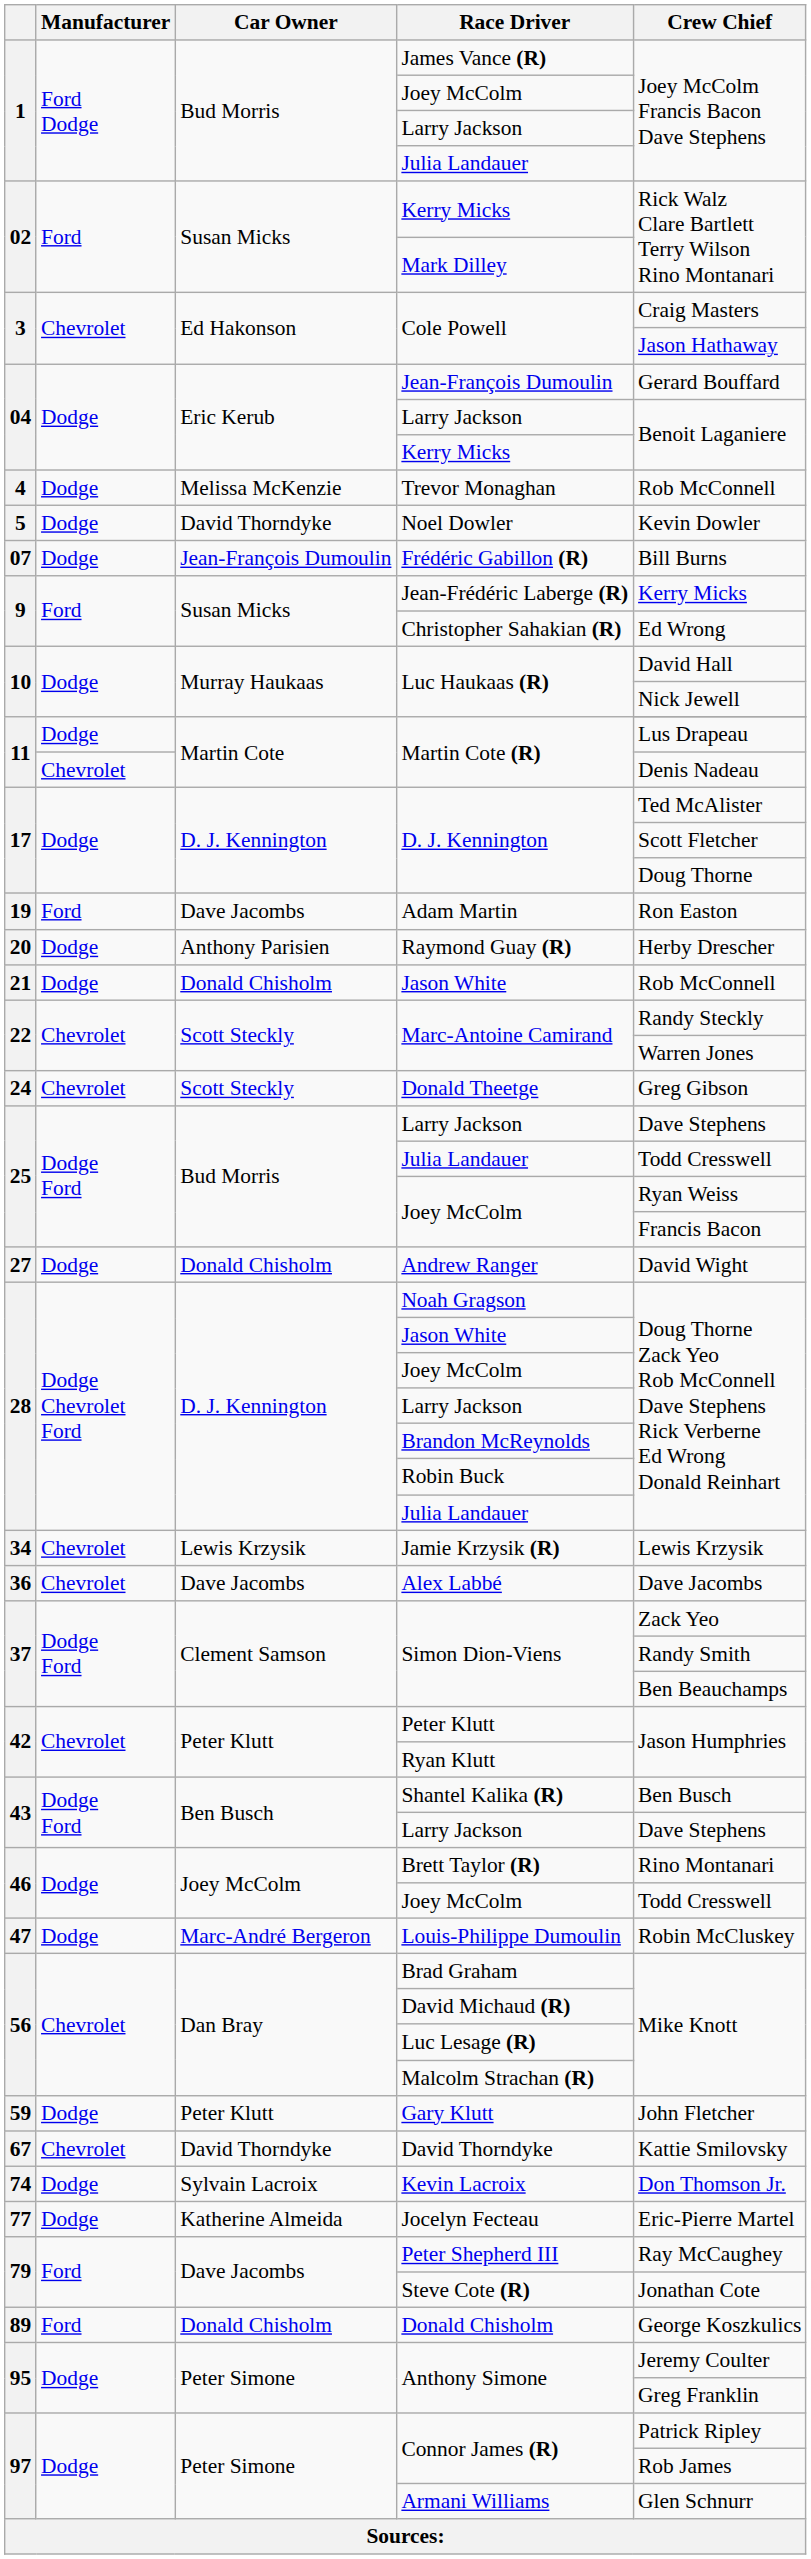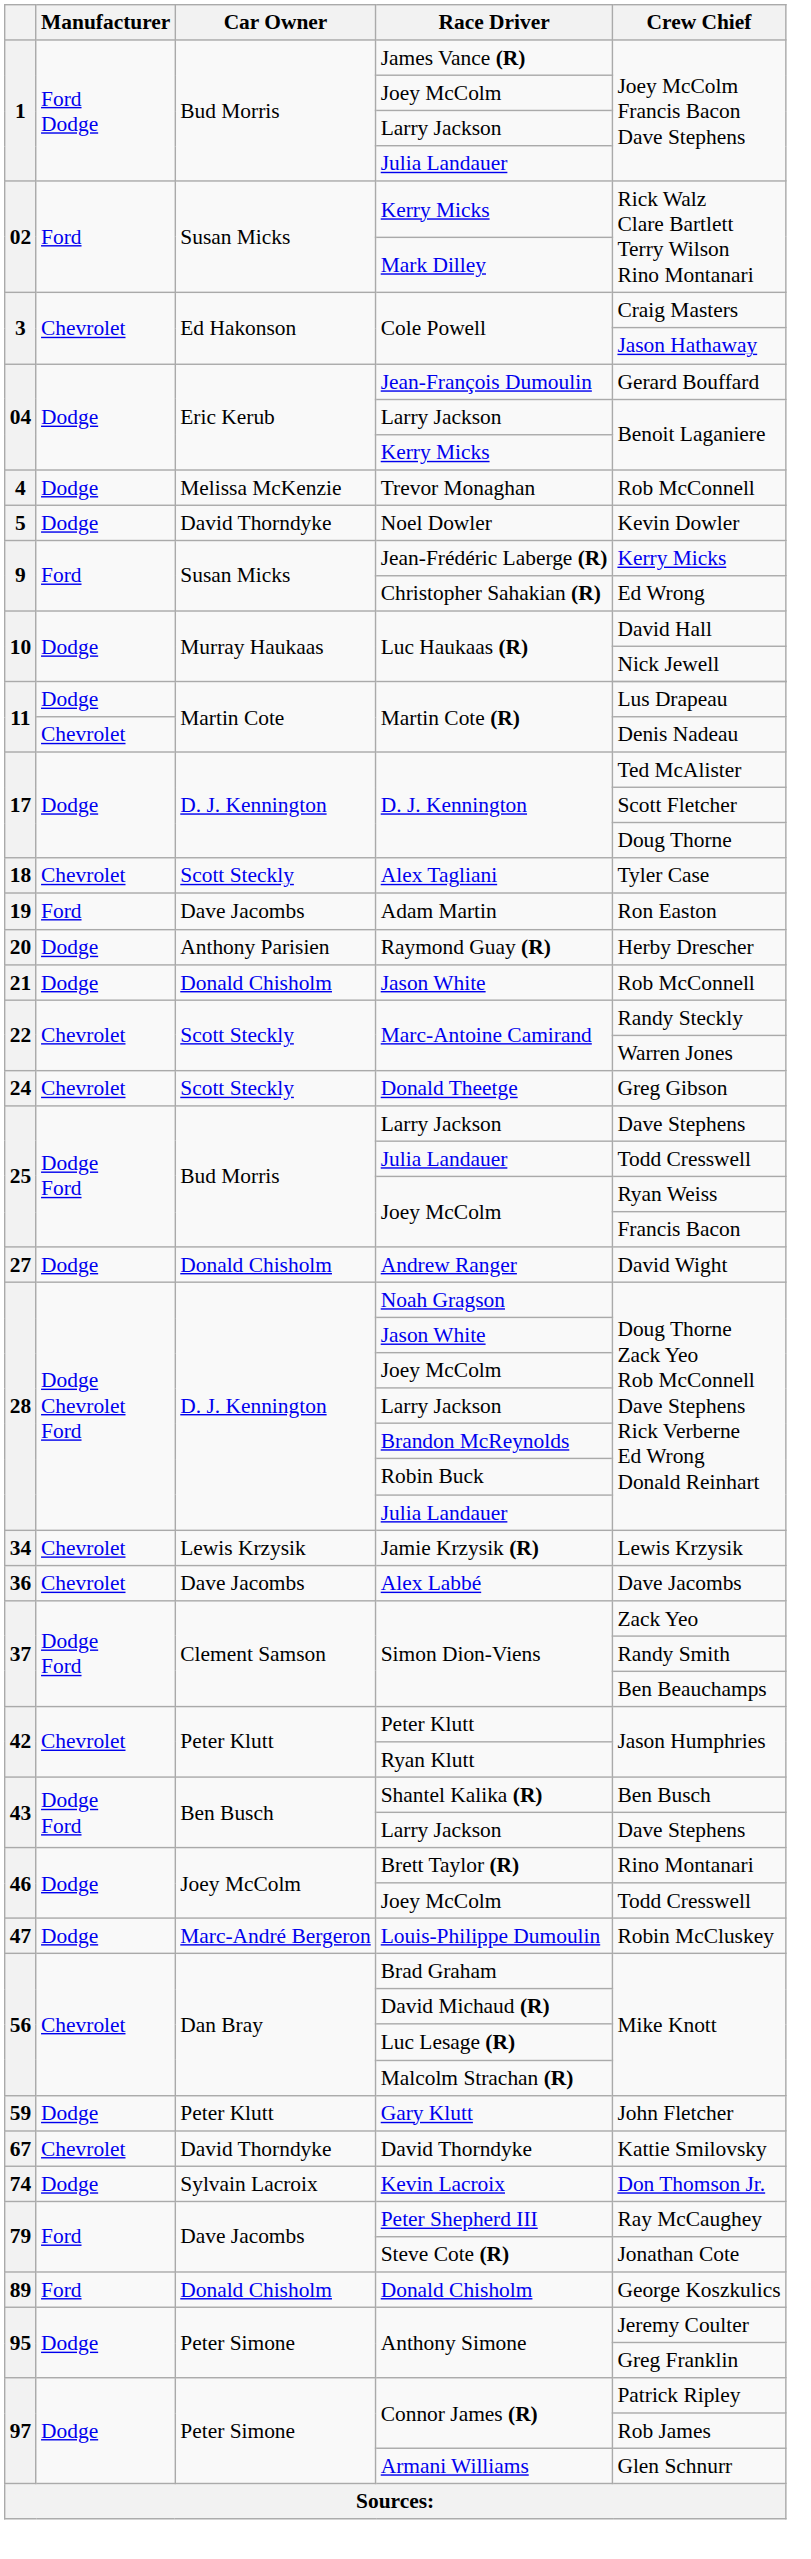- row: (20, 557)
+ row: (20, 875)
- row: (20, 2218)
